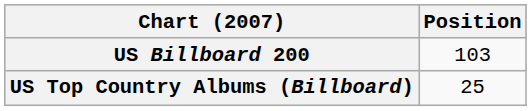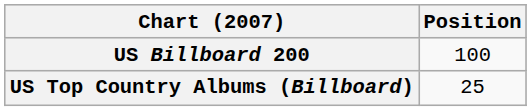(473, 55) 103 -> (473, 55) 100
